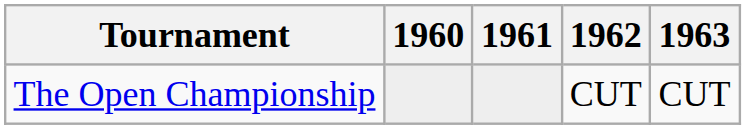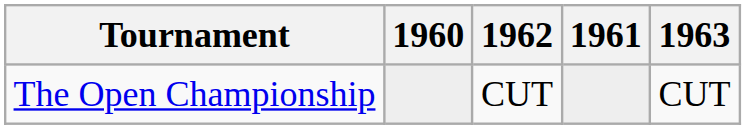columns swapped: (517, 34) <-> (606, 34)
